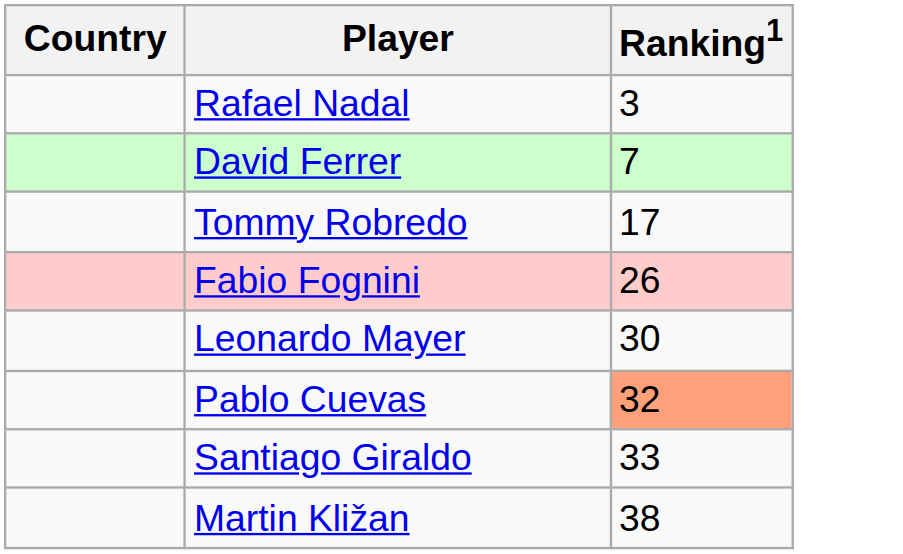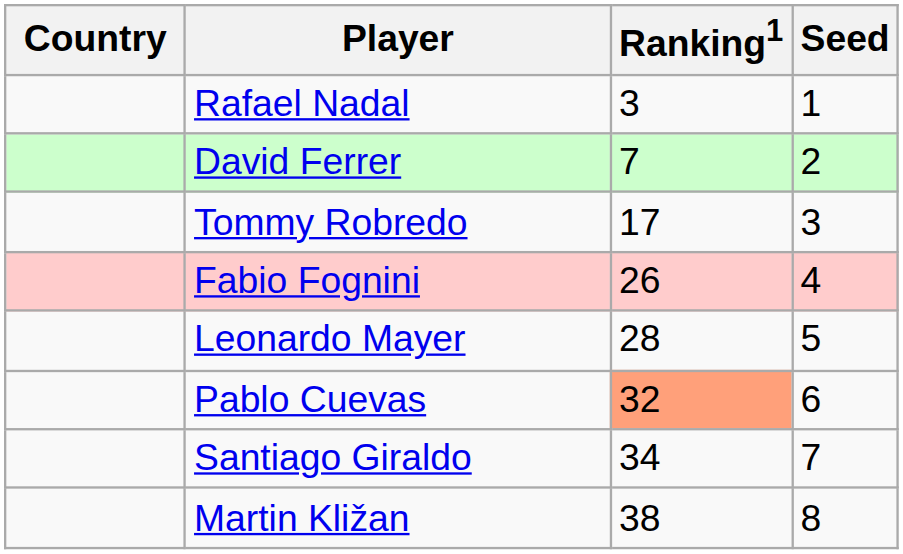+ column: (845, 39)
(640, 339) 30 -> (640, 339) 28
(640, 458) 33 -> (640, 458) 34
